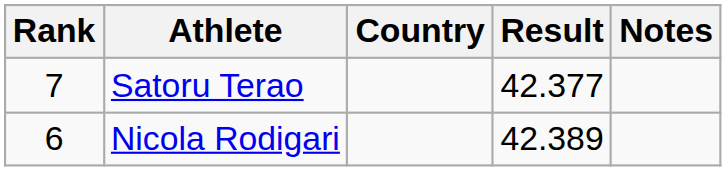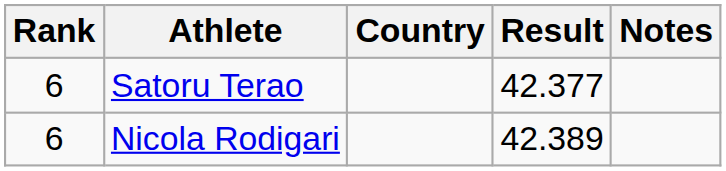(54, 84) 7 -> (54, 84) 6
